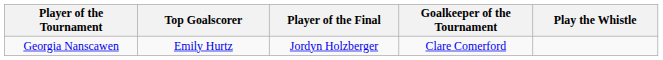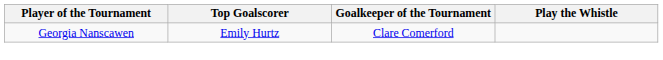- column: (334, 20)
